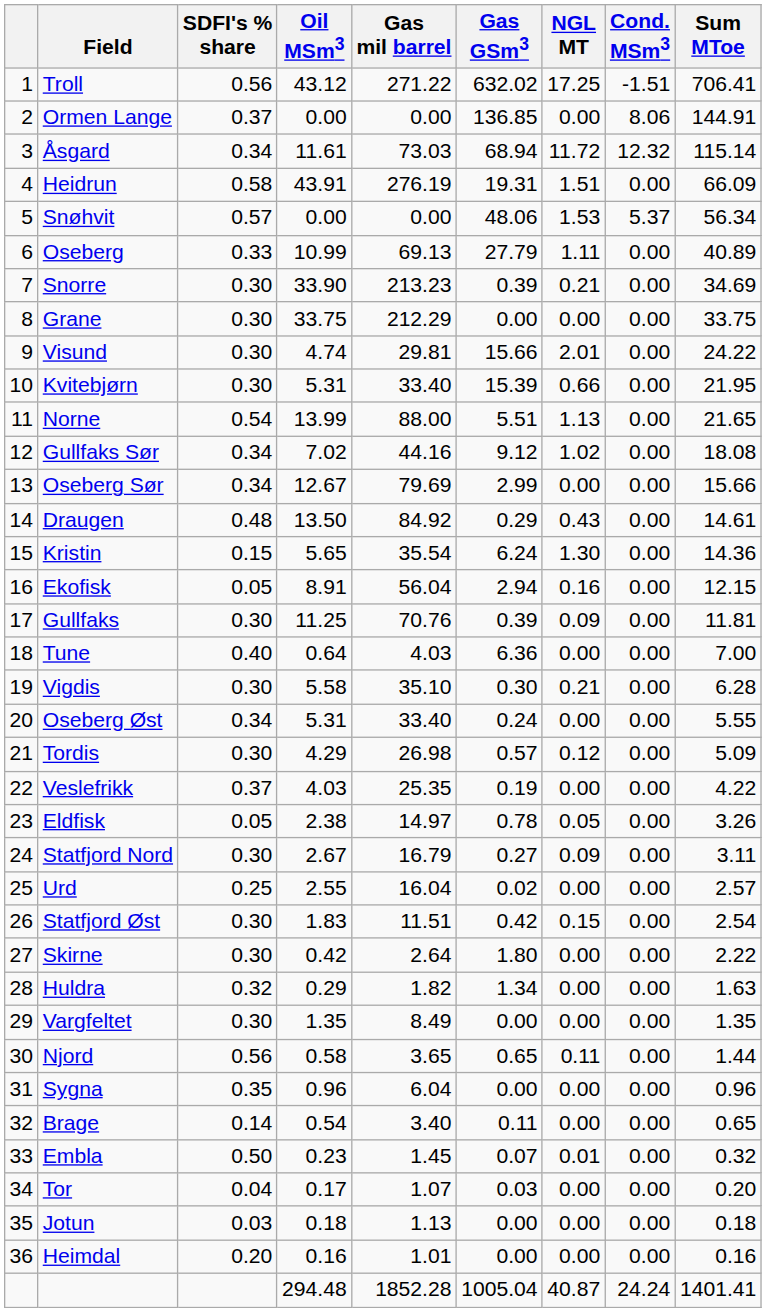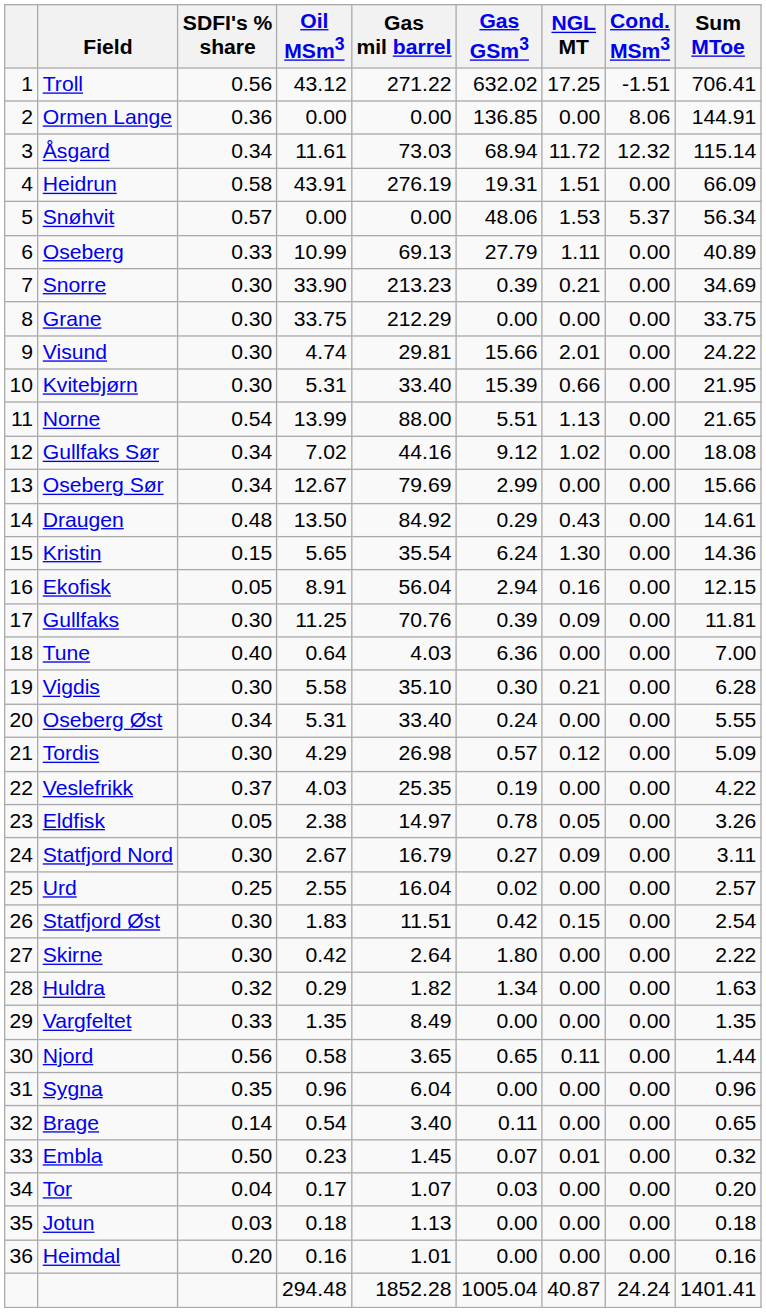(252, 117) 0.37 -> (252, 117) 0.36
(252, 1022) 0.30 -> (252, 1022) 0.33
